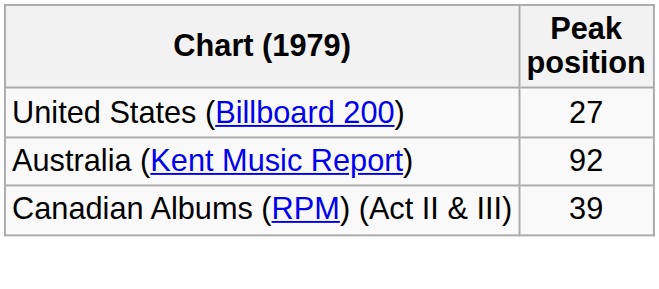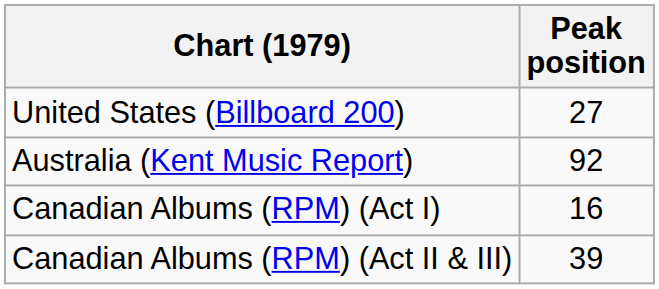+ row: (226, 209)
